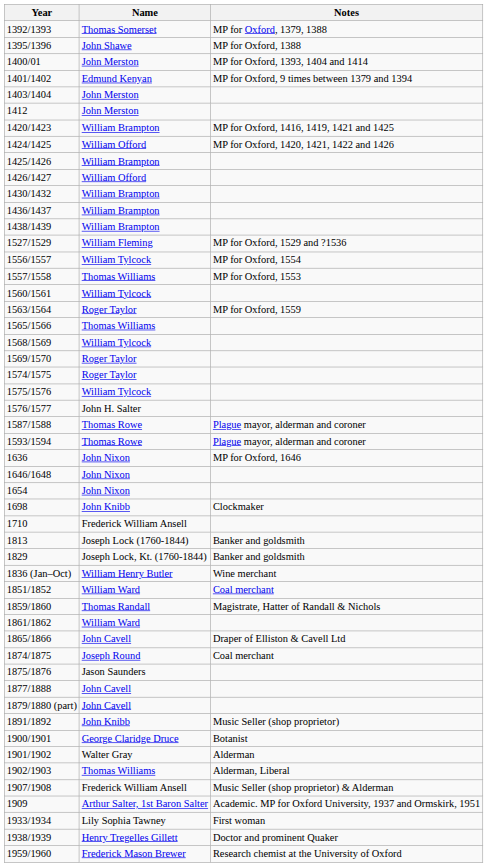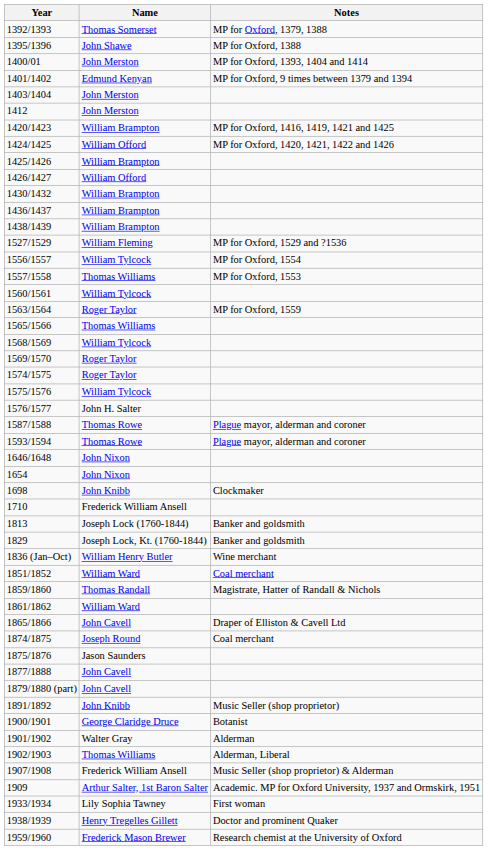- row: (17, 458)
